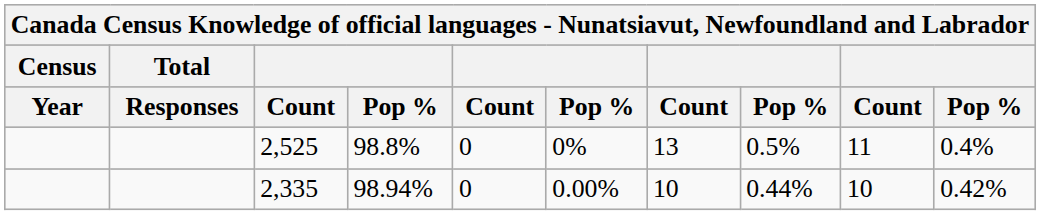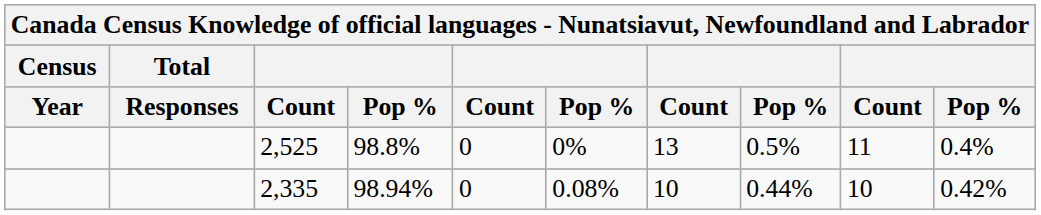(586, 188) 0.00% -> (586, 188) 0.08%
